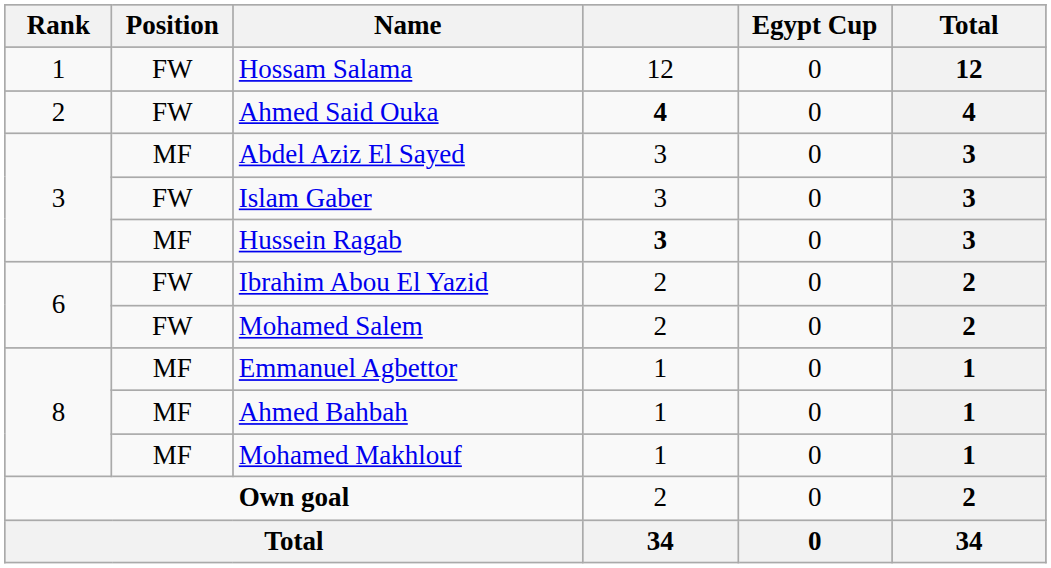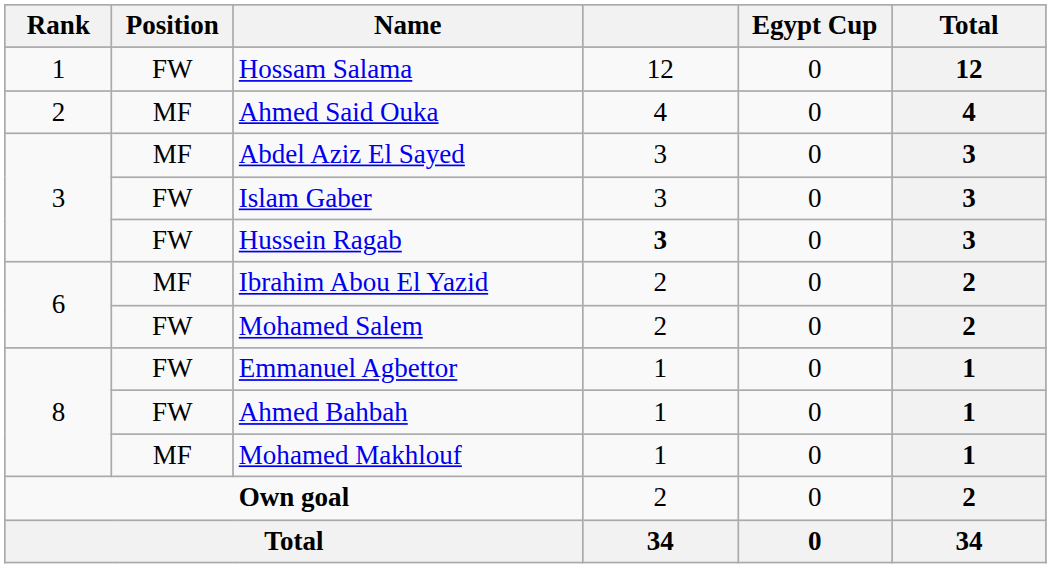(172, 111) FW -> (172, 111) MF
(660, 111) bold -> (660, 111) normal
(172, 240) MF -> (172, 240) FW
(172, 283) FW -> (172, 283) MF
(172, 369) MF -> (172, 369) FW
(172, 411) MF -> (172, 411) FW
